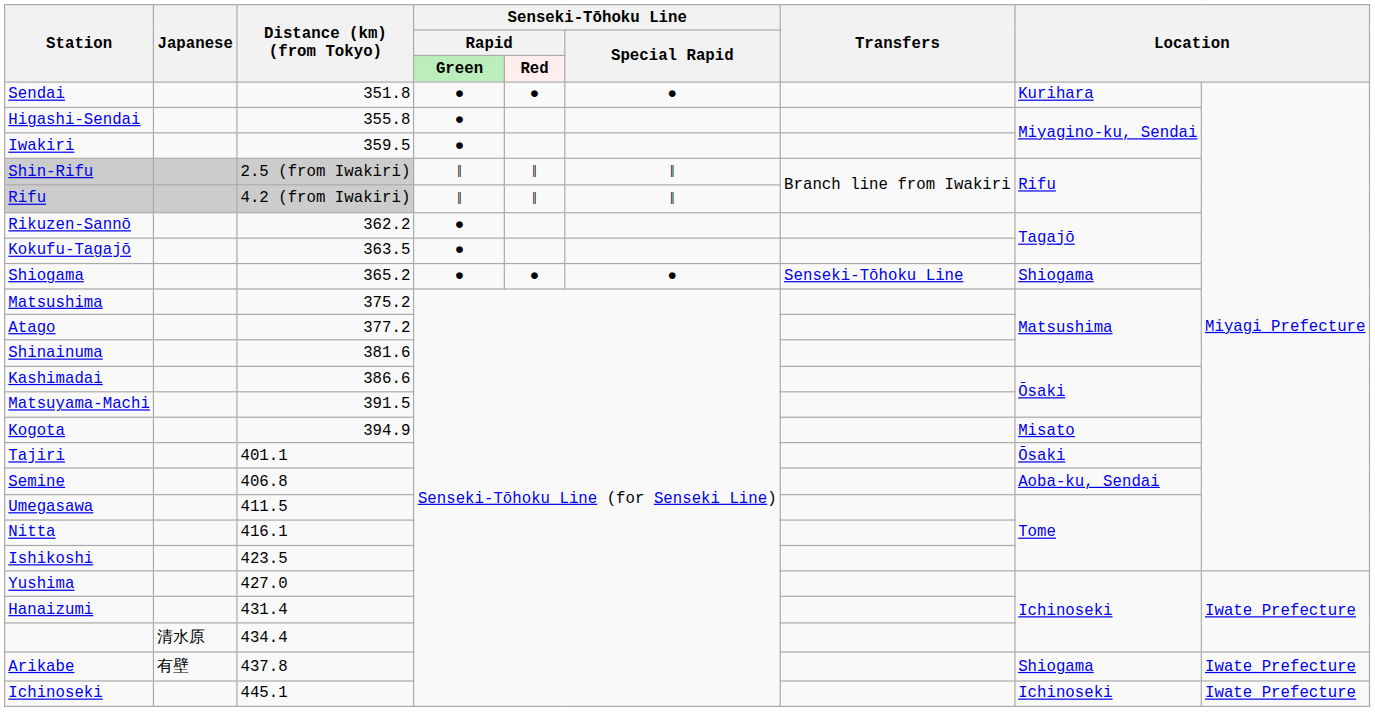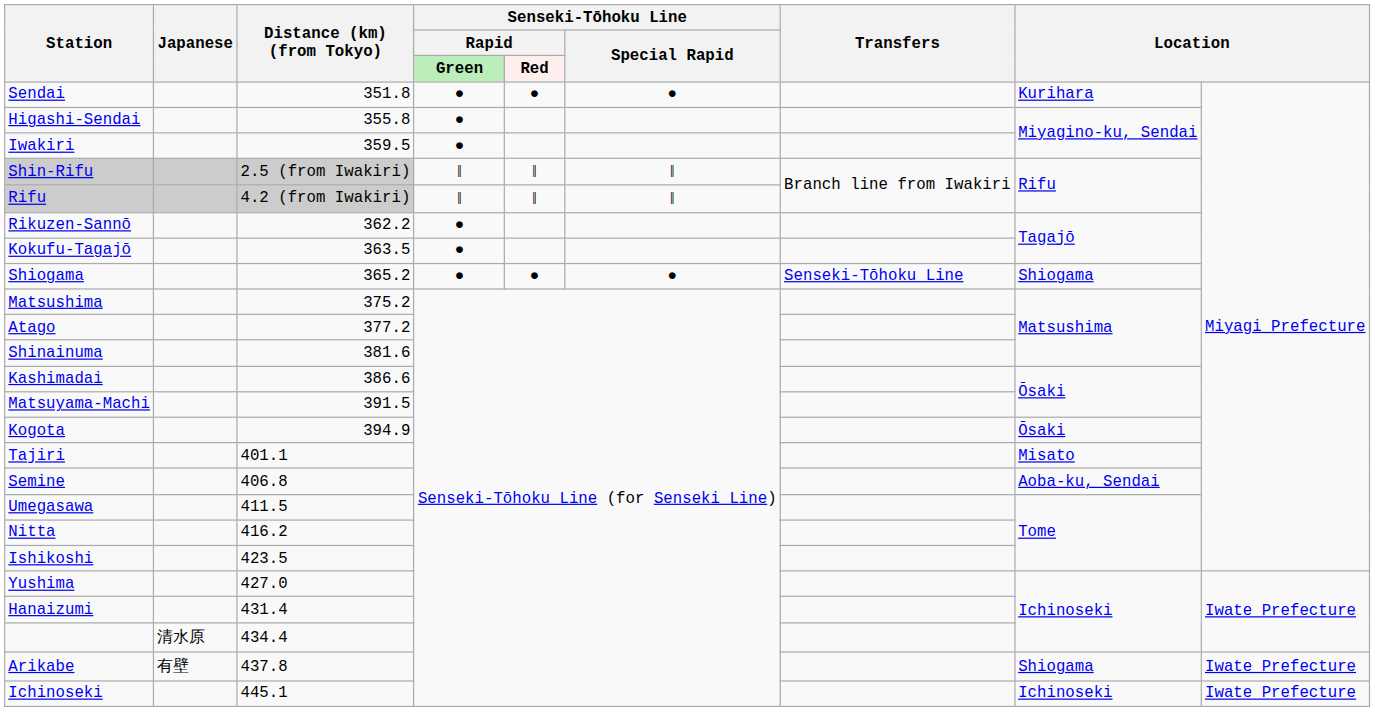(1046, 430) Misato -> (1042, 430) Ōsaki
(1042, 456) Ōsaki -> (1046, 456) Misato
(264, 533) 416.1 -> (264, 533) 416.2
